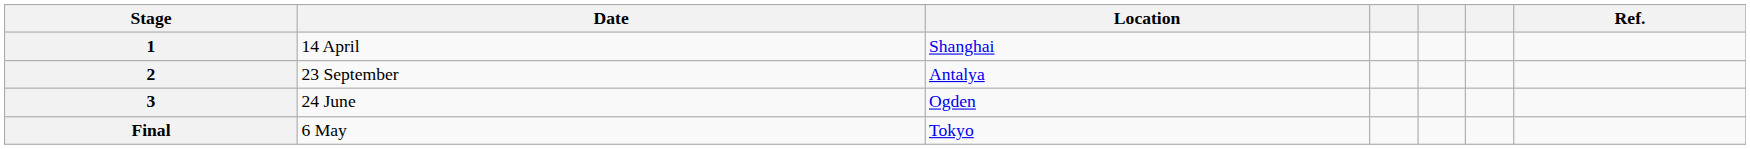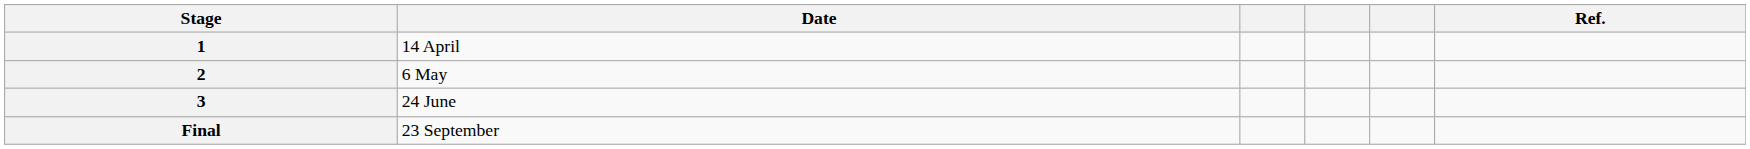- column: (1147, 18)
(350, 74) 23 September -> (425, 74) 6 May
(324, 130) 6 May -> (450, 130) 23 September
